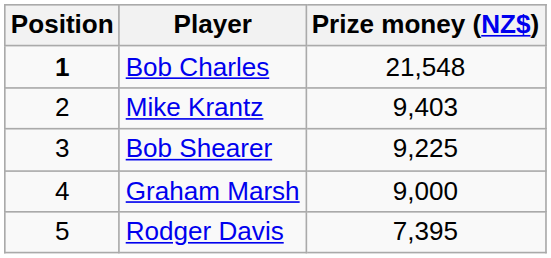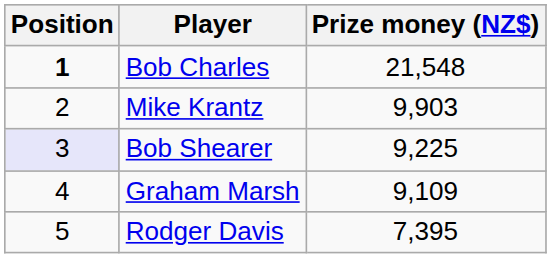(425, 107) 9,403 -> (425, 107) 9,903
(62, 149) no background -> (62, 149) lavender background
(425, 190) 9,000 -> (425, 190) 9,109
